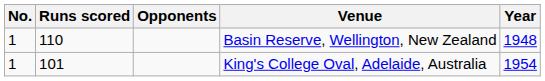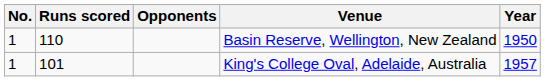(520, 40) 1948 -> (520, 40) 1950
(520, 64) 1954 -> (520, 64) 1957
